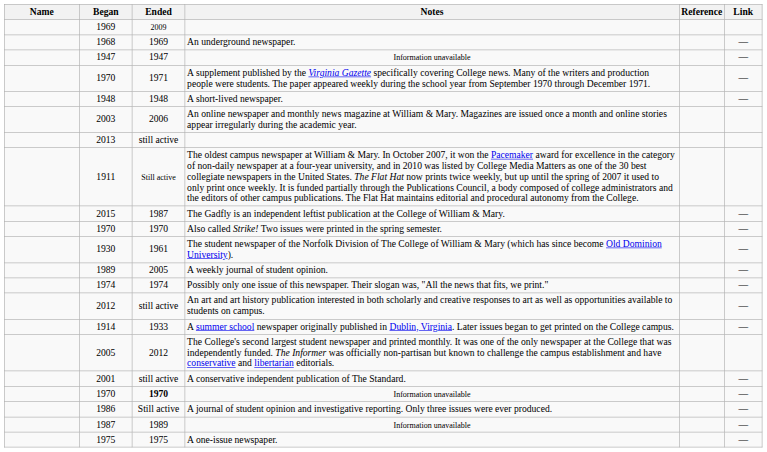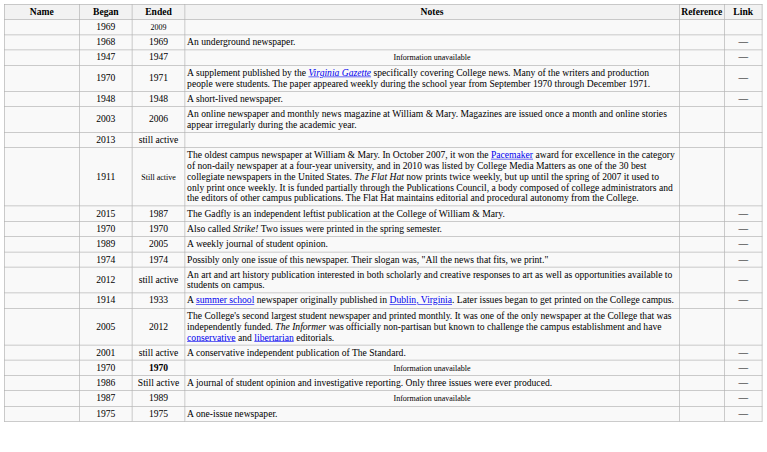- row: (106, 249)
